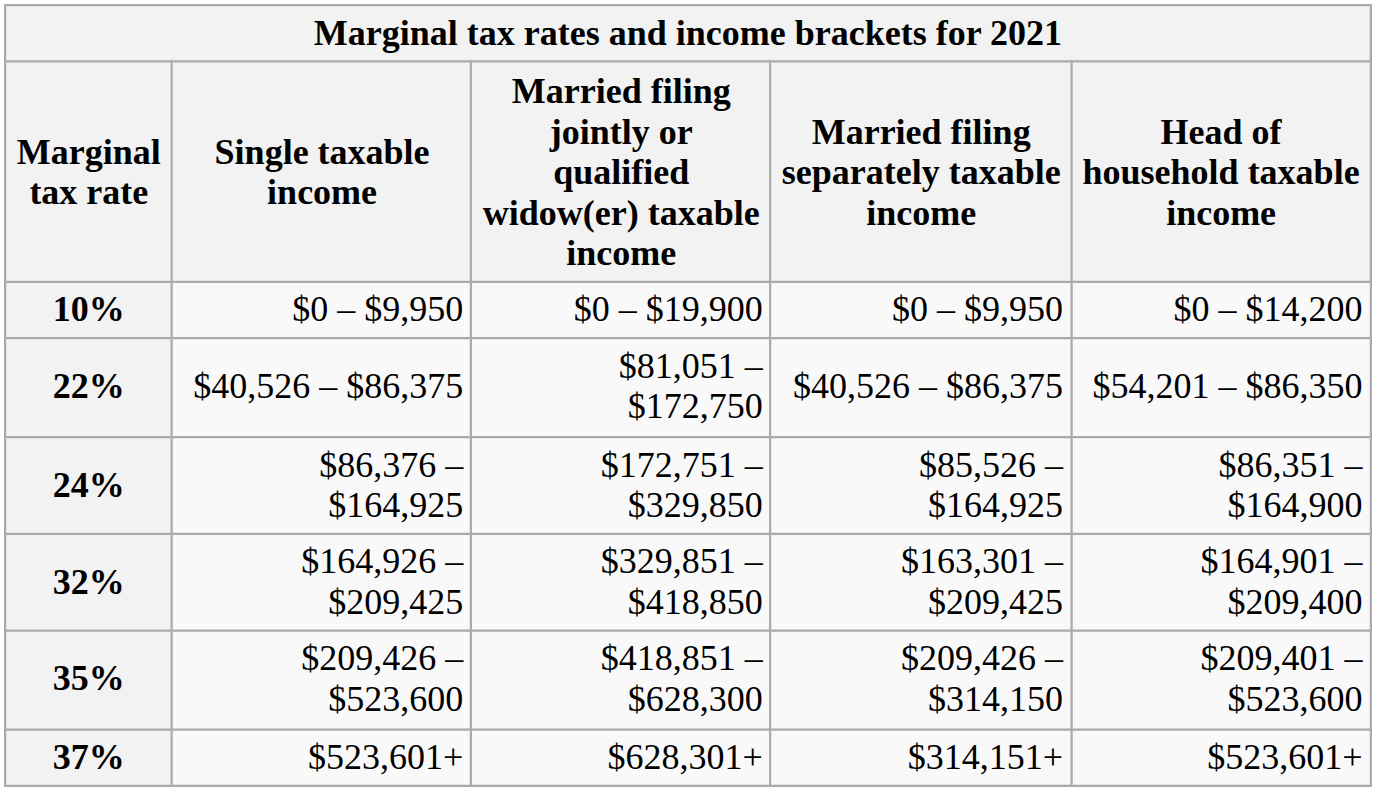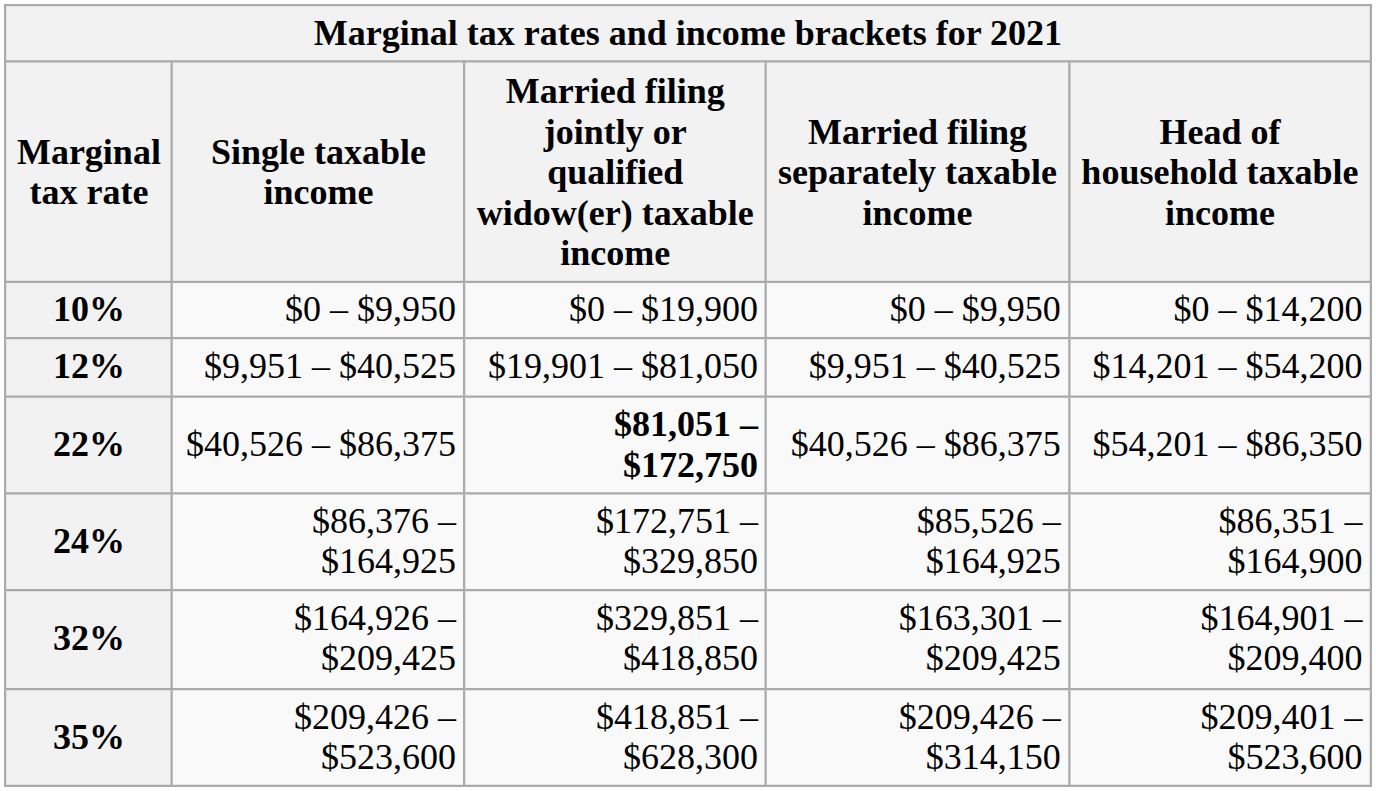+ row: (89, 366)
(691, 386) normal -> (686, 443) bold
- row: (89, 756)
